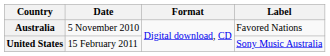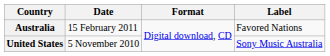(103, 28) 5 November 2010 -> (103, 28) 15 February 2011
(103, 43) 15 February 2011 -> (103, 43) 5 November 2010
